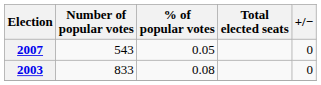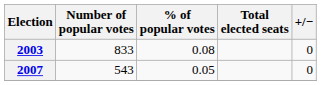rows swapped: (30, 70) <-> (30, 49)
